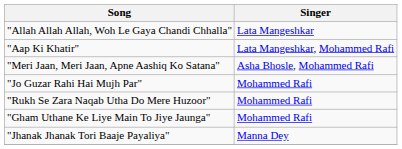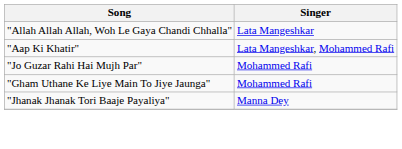- row: (113, 65)
- row: (109, 100)
